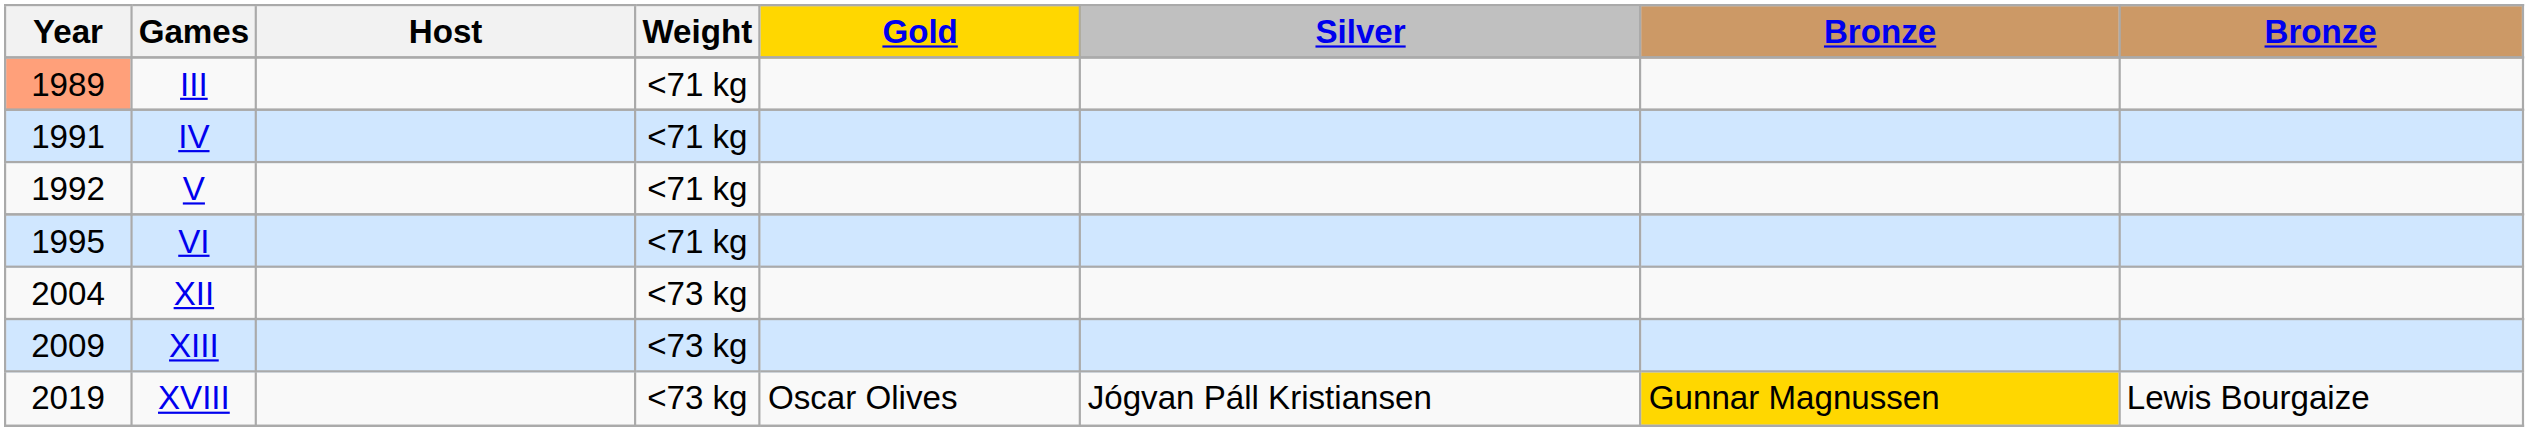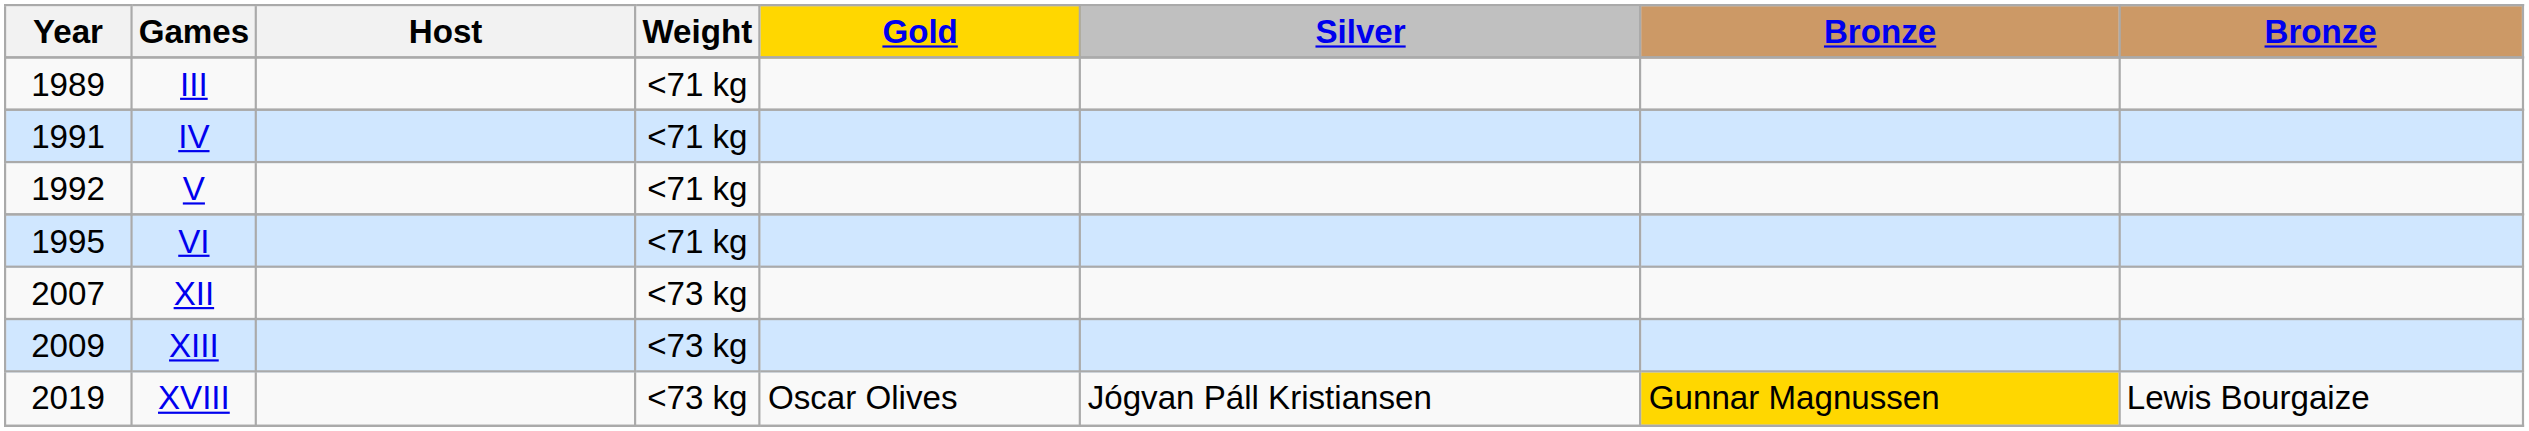(68, 84) lightsalmon background -> (68, 84) no background
(68, 294) 2004 -> (68, 294) 2007
